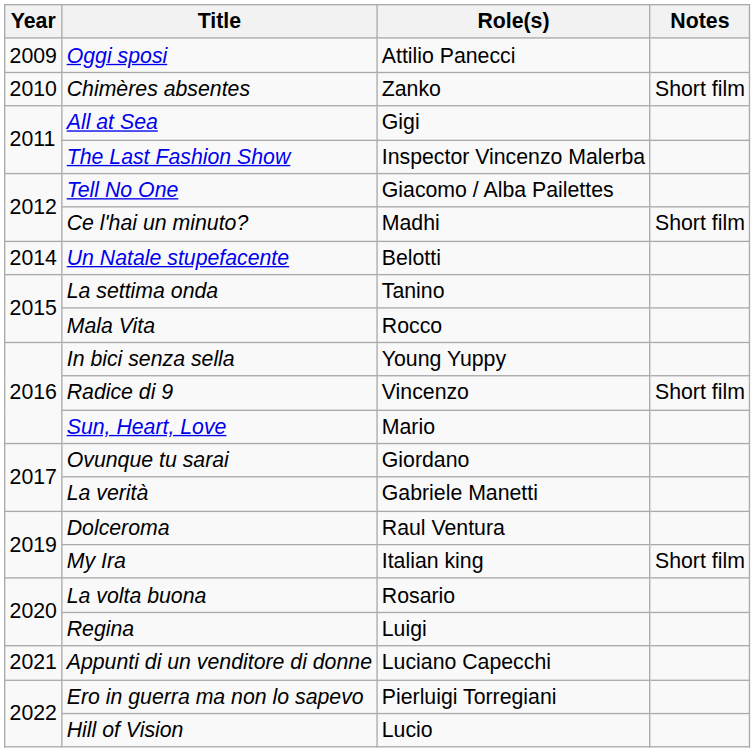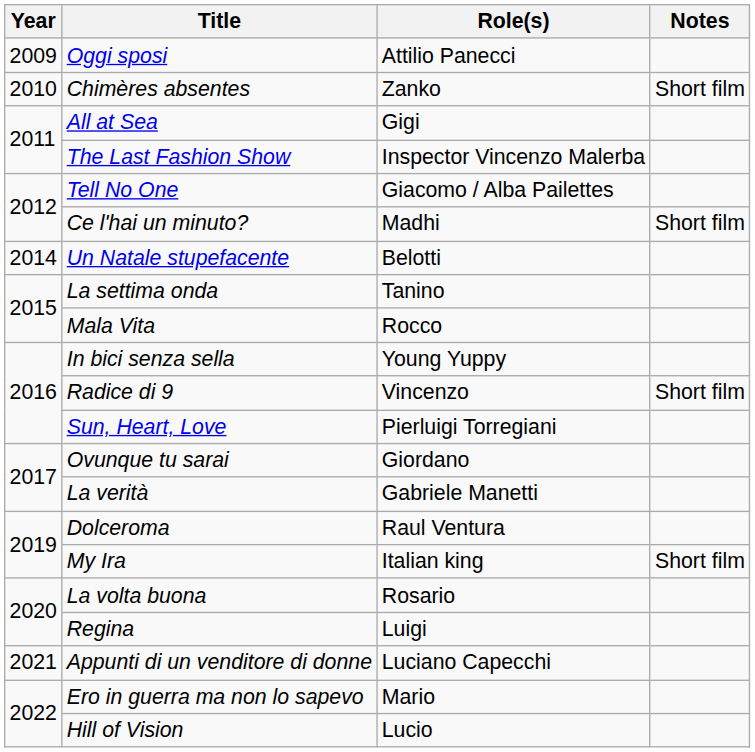(408, 426) Mario -> (469, 426) Pierluigi Torregiani
(469, 696) Pierluigi Torregiani -> (408, 696) Mario
